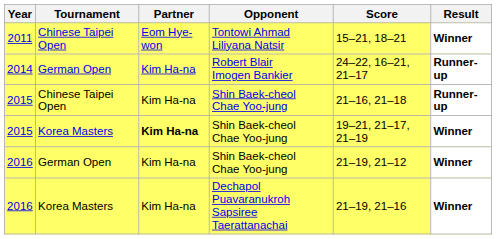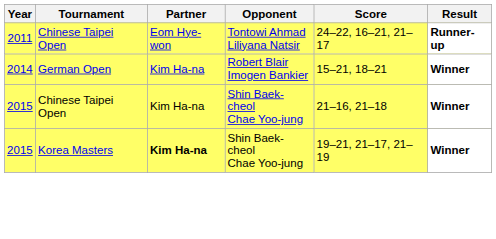(371, 38) 15–21, 18–21 -> (365, 38) 24–22, 16–21, 21–17
(453, 38) Winner -> (453, 38) Runner-up
(373, 69) 24–22, 16–21, 21–17 -> (352, 69) 15–21, 18–21
(456, 69) Runner-up -> (450, 69) Winner
(456, 100) Runner-up -> (450, 107) Winner
- row: (20, 162)
- row: (20, 206)
